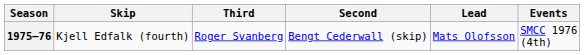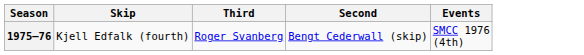- column: (474, 13)
